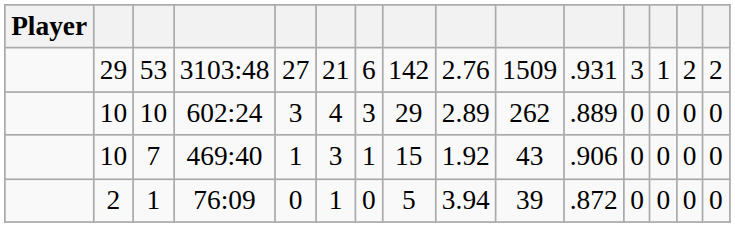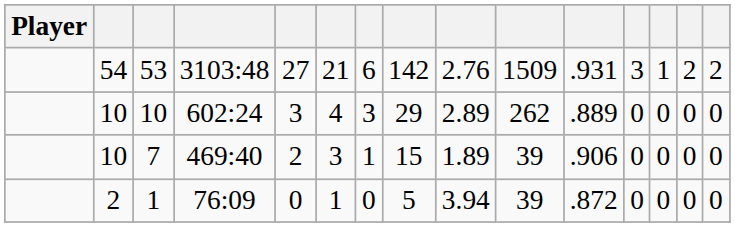(113, 69) 29 -> (113, 69) 54
(296, 156) 1 -> (296, 156) 2
(466, 156) 1.92 -> (466, 156) 1.89
(530, 156) 43 -> (530, 156) 39
